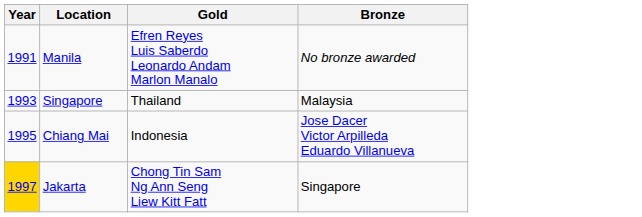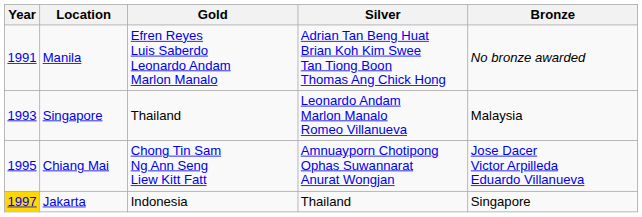+ column: (383, 14)
(159, 136) Indonesia -> (176, 165) Chong Tin Sam Ng Ann Seng Liew Kitt Fatt
(176, 186) Chong Tin Sam Ng Ann Seng Liew Kitt Fatt -> (159, 201) Indonesia
